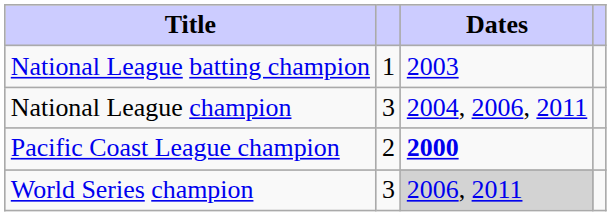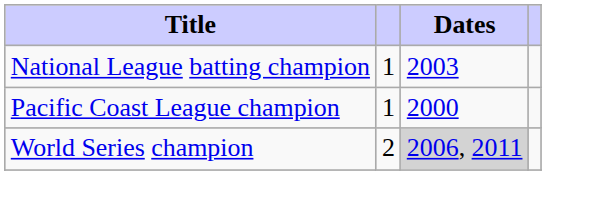- row: (151, 107)
(388, 148) 2 -> (388, 107) 1
(433, 148) bold -> (433, 107) normal
(388, 189) 3 -> (388, 148) 2
